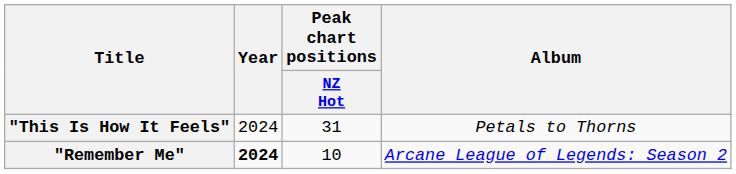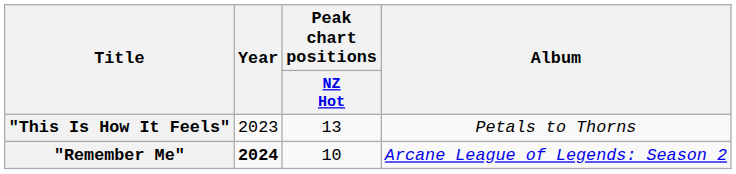(258, 128) 2024 -> (258, 128) 2023
(332, 128) 31 -> (332, 128) 13
